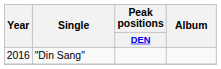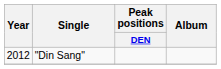(18, 55) 2016 -> (18, 55) 2012
